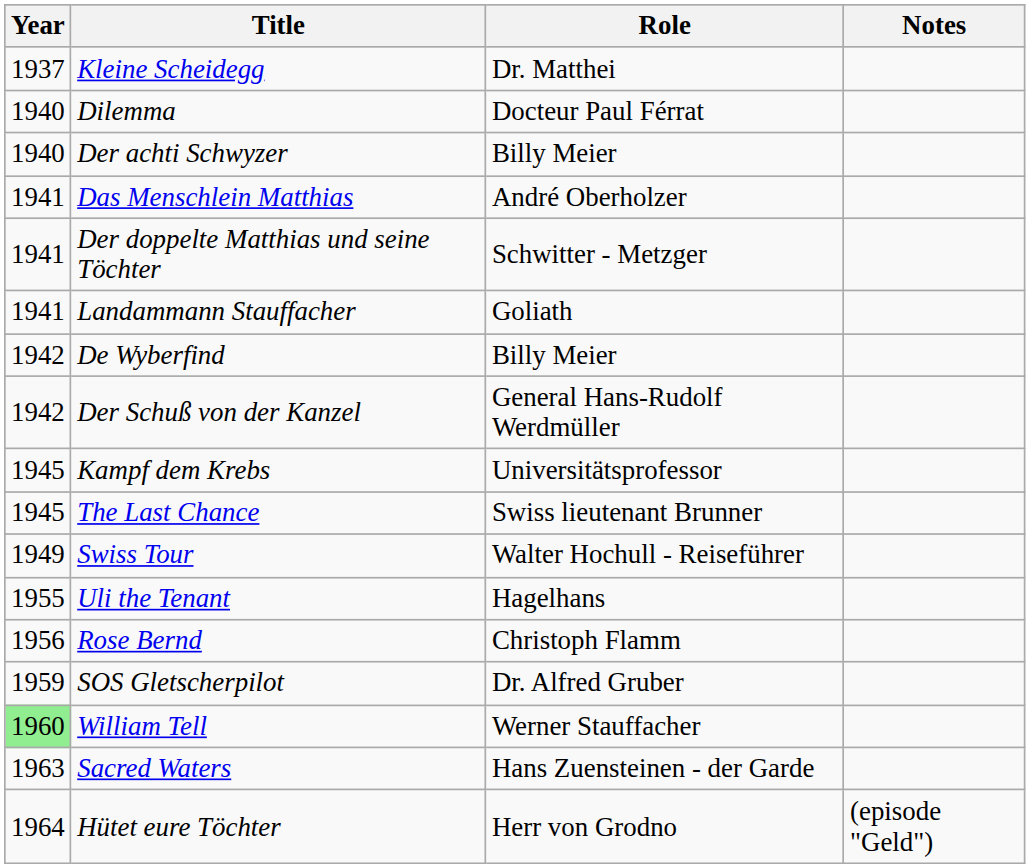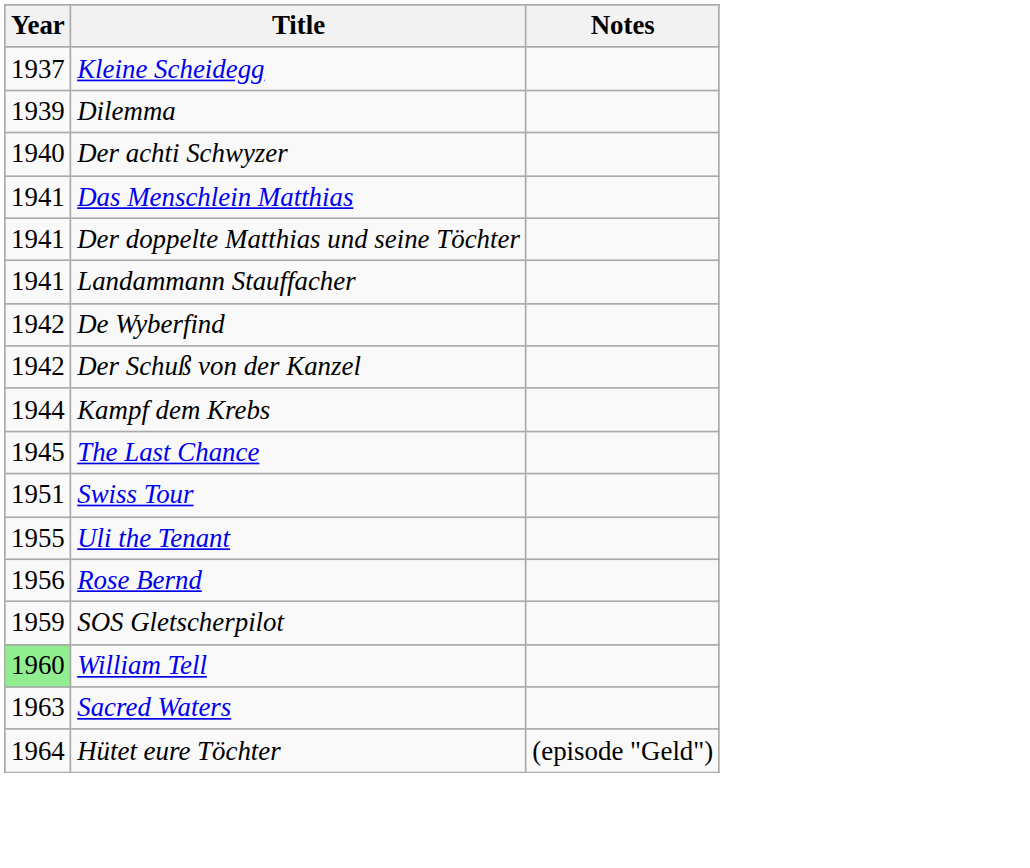- column: (665, 25)
(38, 111) 1940 -> (38, 111) 1939
(38, 469) 1945 -> (38, 409) 1944
(38, 555) 1949 -> (38, 494) 1951
